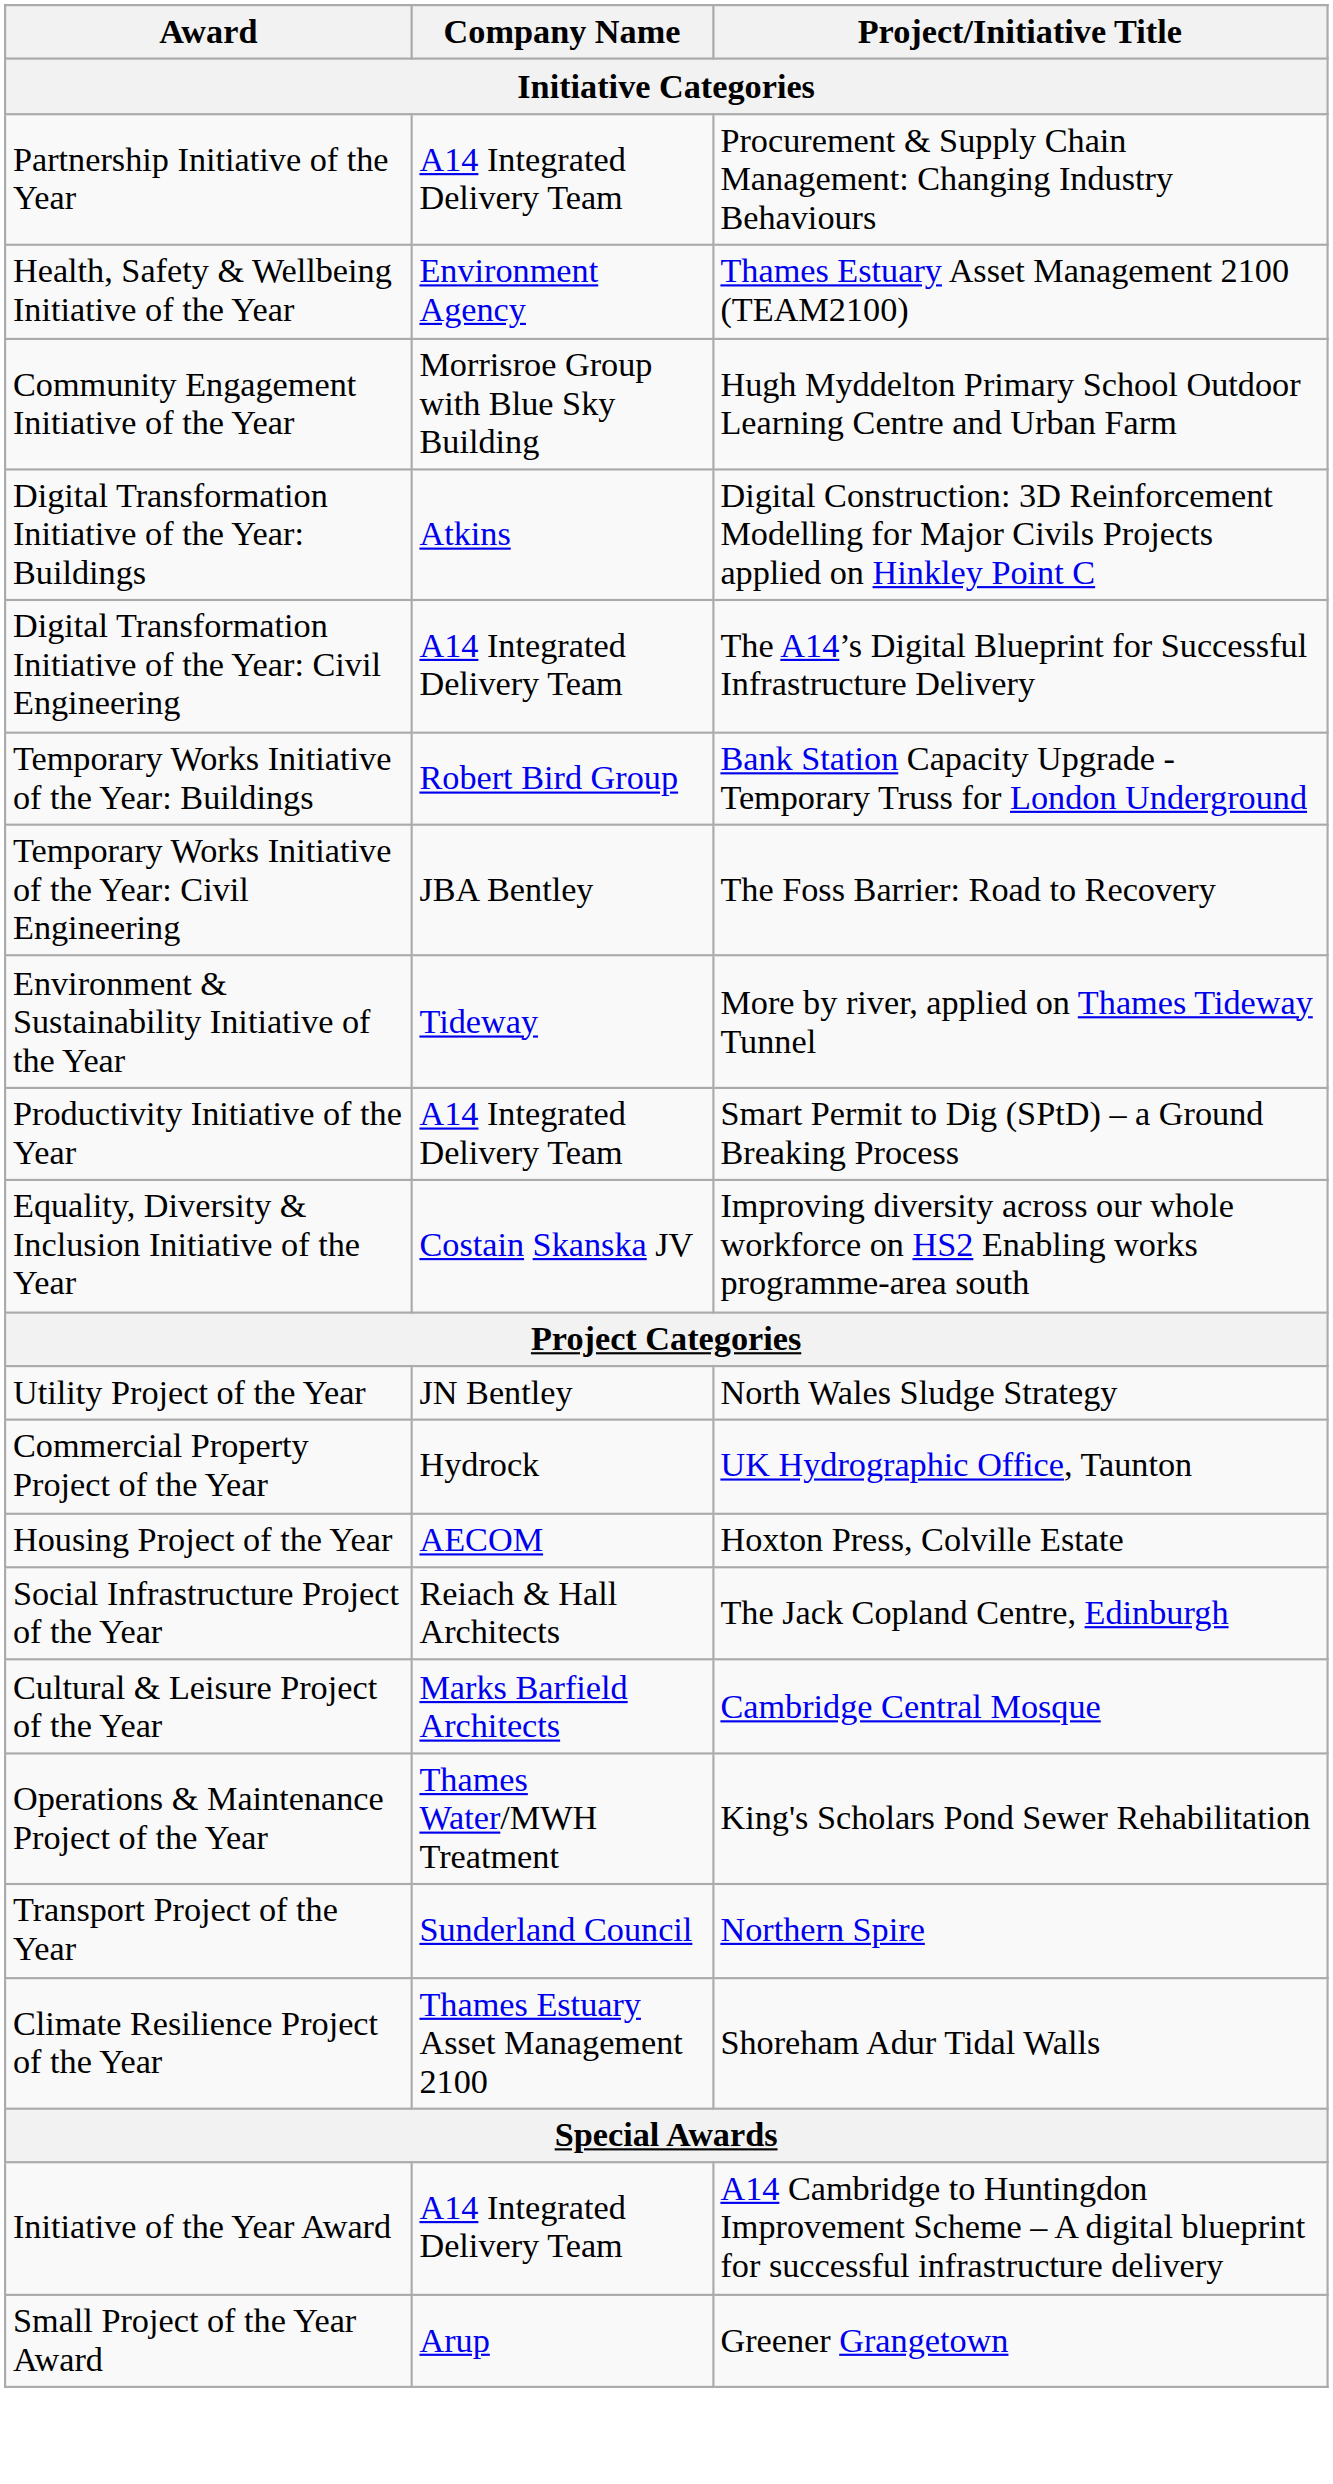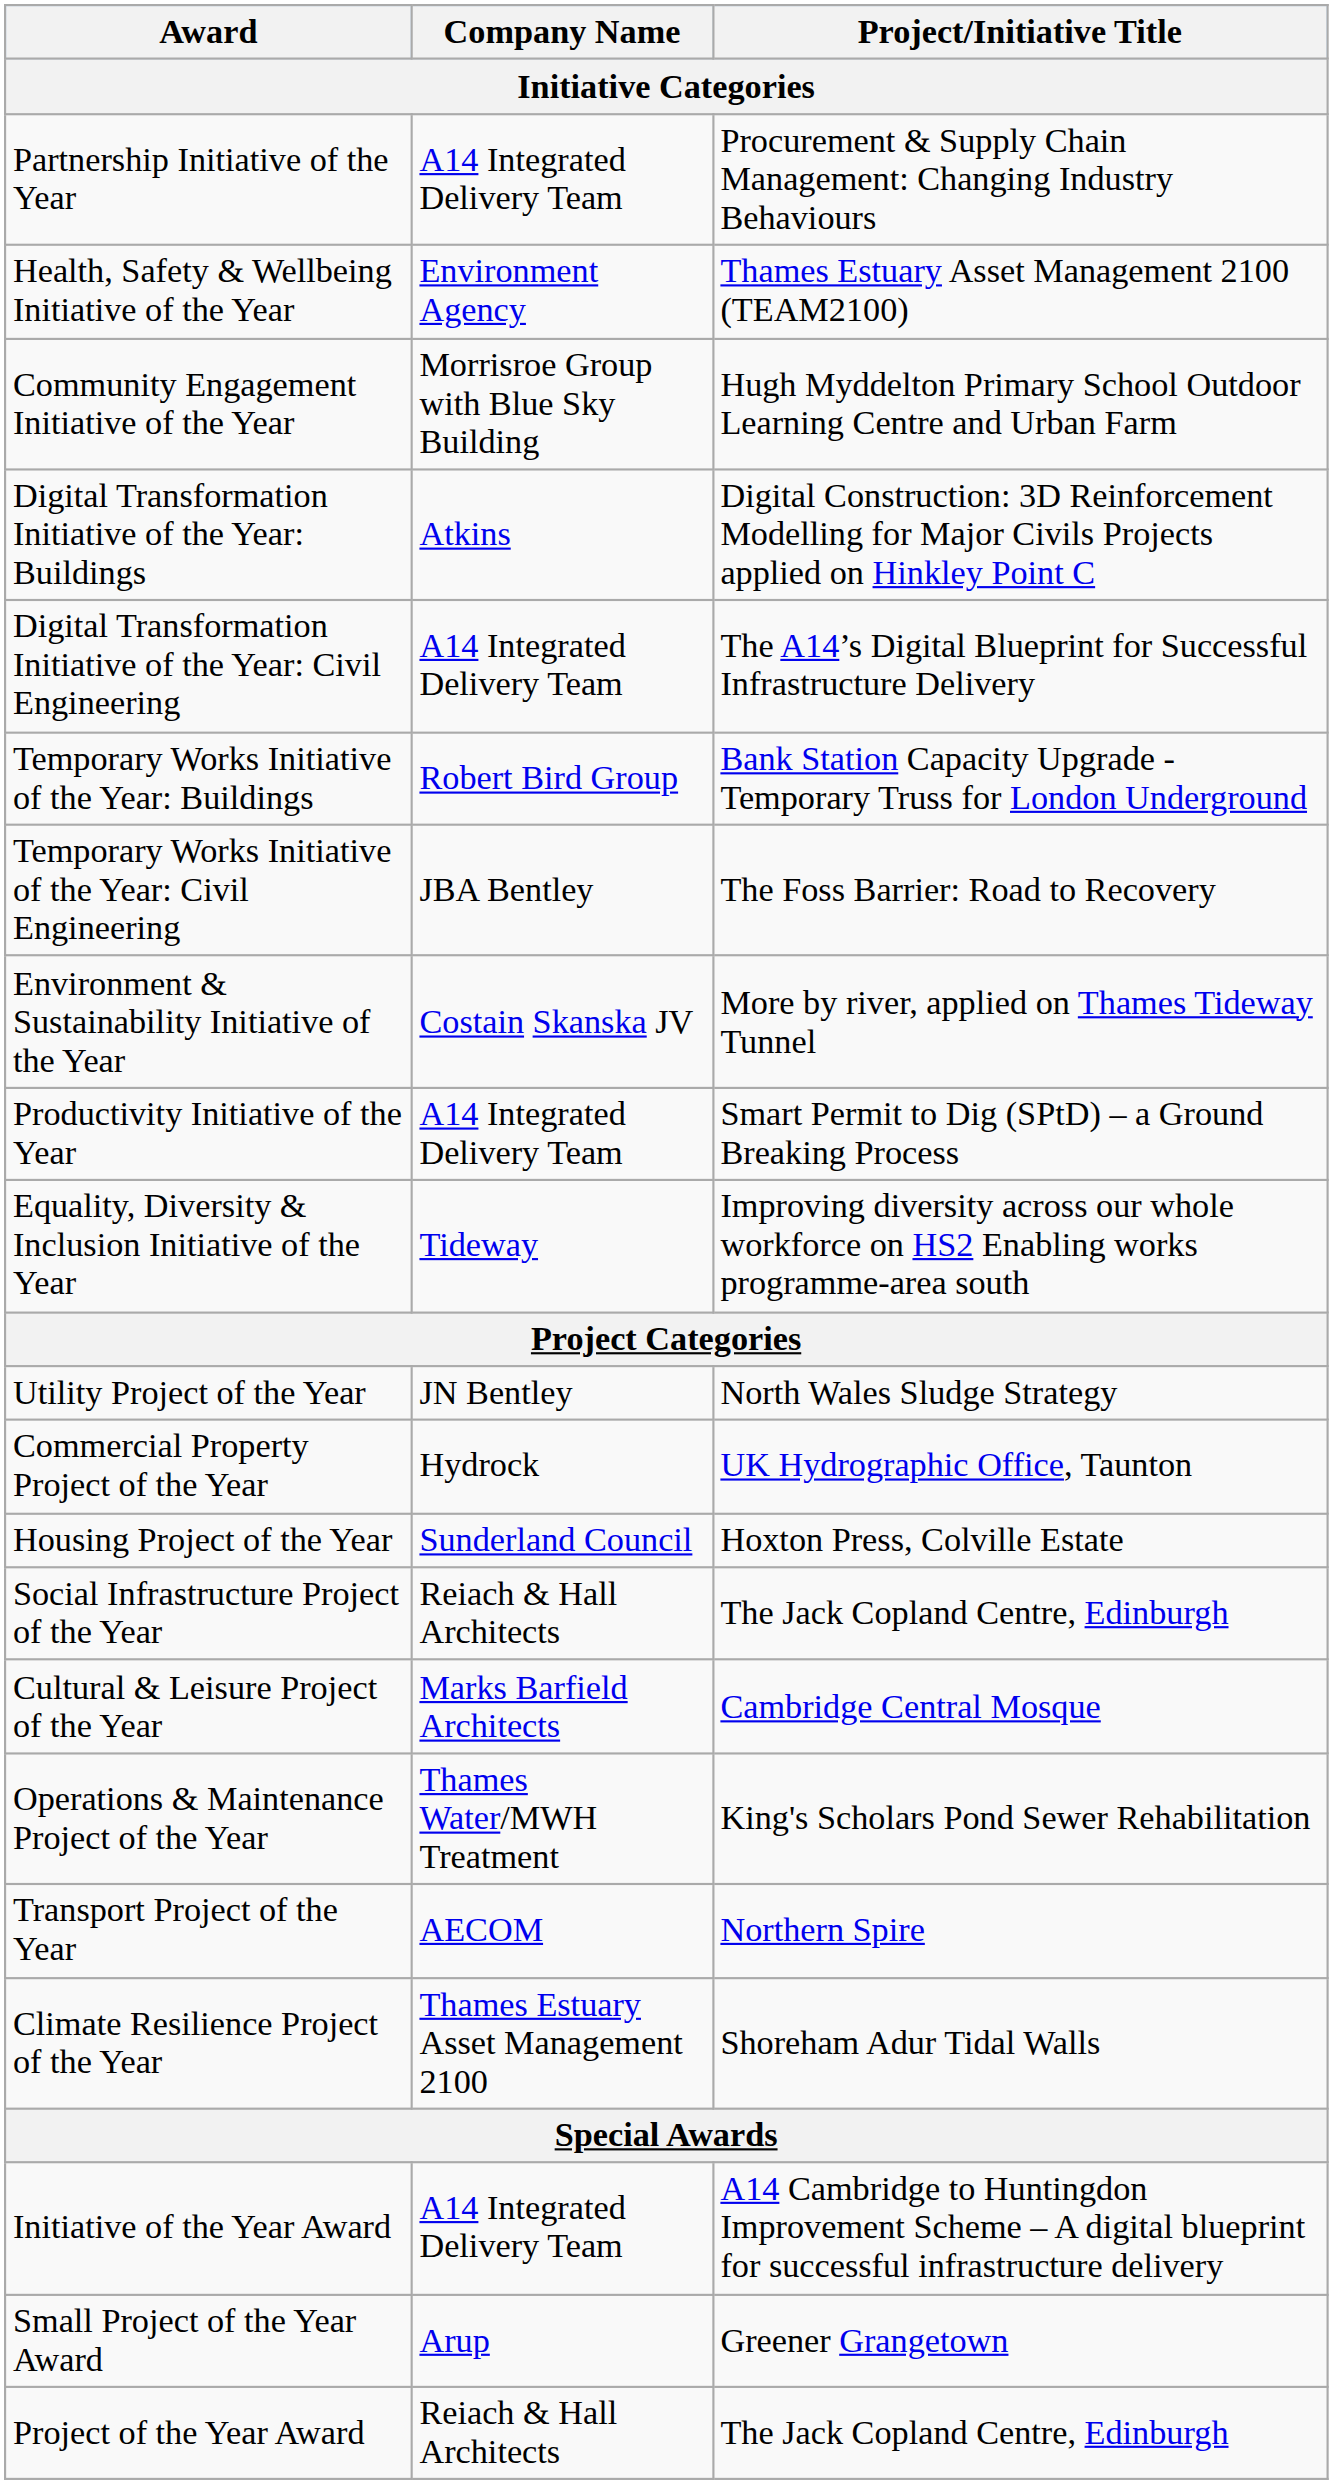(479, 1021) Tideway -> (556, 1021) Costain Skanska JV
(556, 1245) Costain Skanska JV -> (479, 1245) Tideway
(481, 1539) AECOM -> (556, 1539) Sunderland Council
(556, 1930) Sunderland Council -> (481, 1930) AECOM
+ row: (189, 2432)
